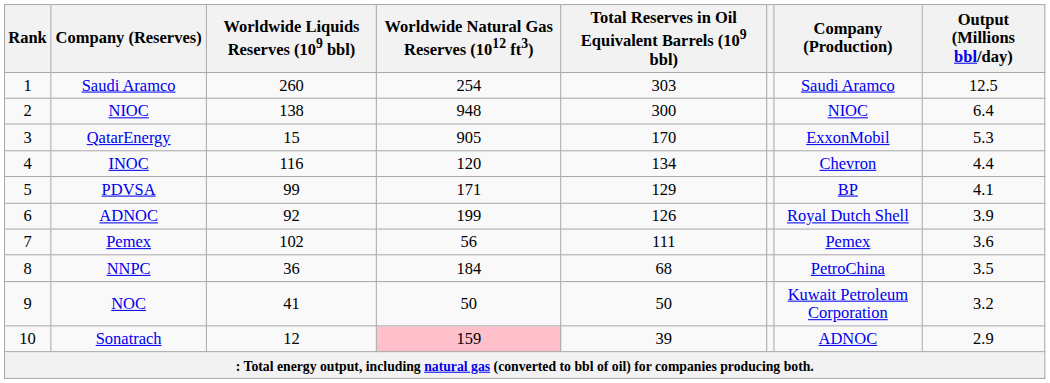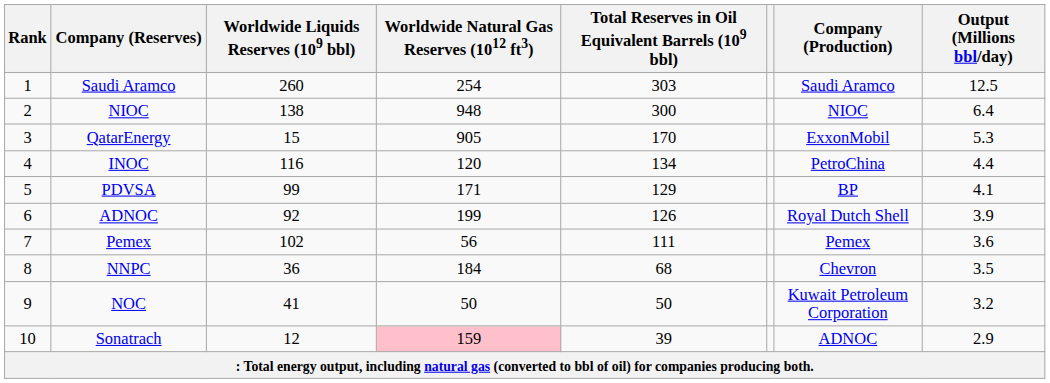(848, 163) Chevron -> (848, 163) PetroChina
(848, 268) PetroChina -> (848, 268) Chevron
